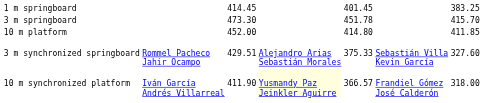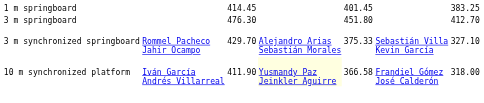(242, 20) 473.30 -> (242, 20) 476.30
(358, 20) 451.78 -> (358, 20) 451.80
(465, 20) 415.70 -> (465, 20) 412.70
- row: (35, 32)
(242, 53) 429.51 -> (242, 41) 429.70
(465, 53) 327.60 -> (465, 41) 327.10
(358, 84) 366.57 -> (358, 72) 366.58
